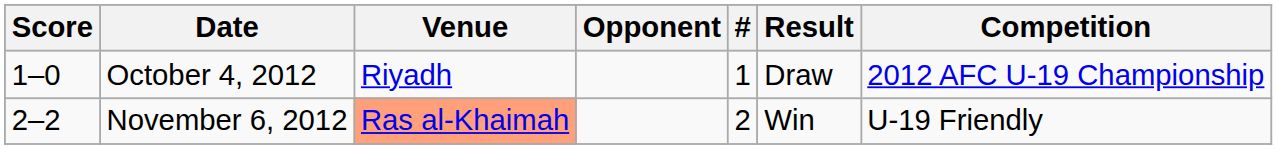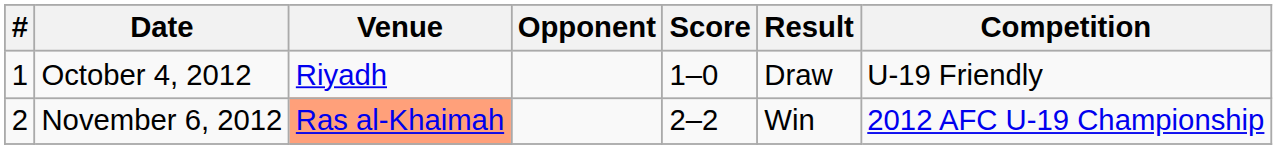columns swapped: (743, 27) <-> (52, 27)
(1066, 74) 2012 AFC U-19 Championship -> (955, 74) U-19 Friendly
(955, 120) U-19 Friendly -> (1066, 120) 2012 AFC U-19 Championship
